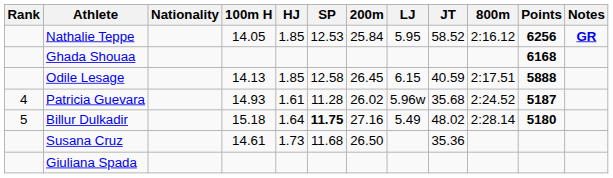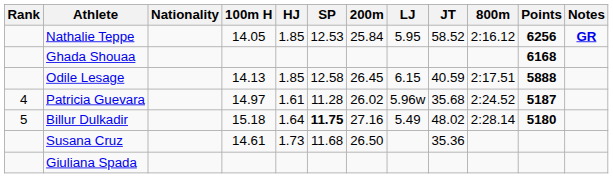(249, 99) 14.93 -> (249, 99) 14.97
